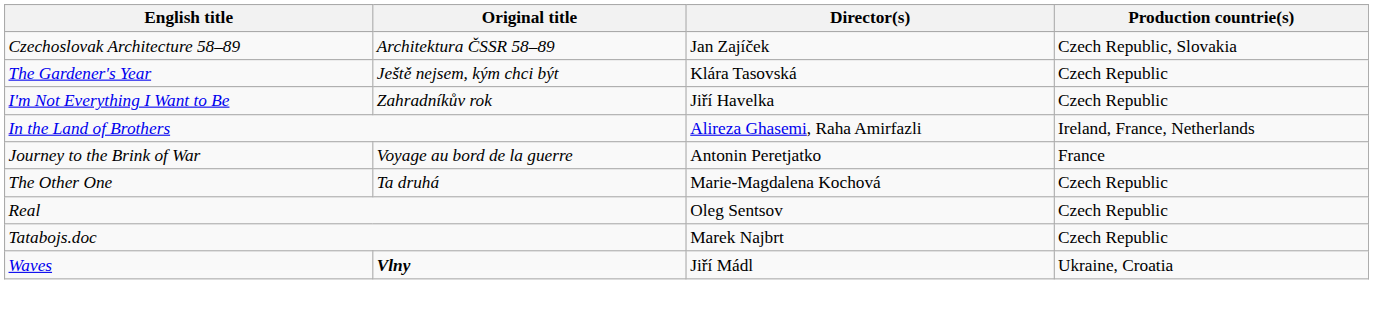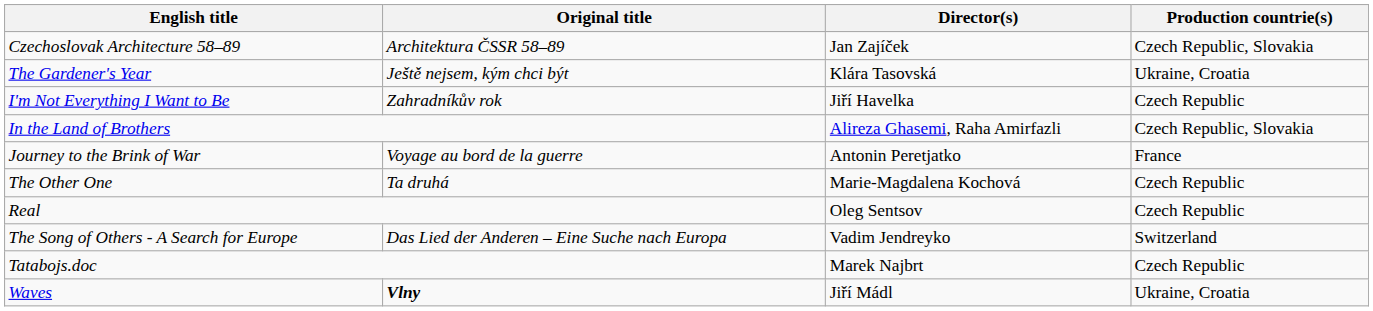(1113, 73) Czech Republic -> (1192, 73) Ukraine, Croatia
(1156, 127) Ireland, France, Netherlands -> (1224, 127) Czech Republic, Slovakia
+ row: (153, 237)
